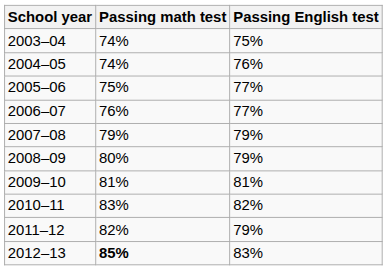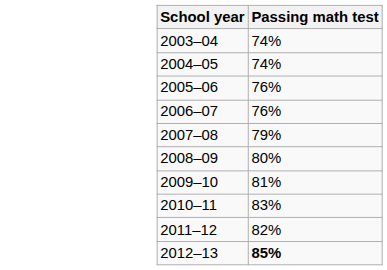- column: (306, 17)
(114, 87) 75% -> (266, 87) 76%
